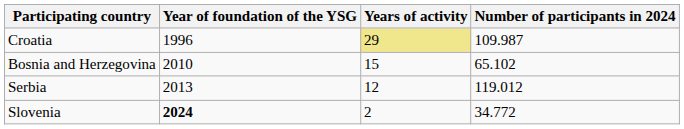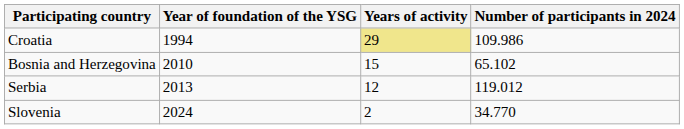(178, 40) 1996 -> (178, 40) 1994
(499, 40) 109.987 -> (499, 40) 109.986
(178, 111) bold -> (178, 111) normal
(495, 111) 34.772 -> (495, 111) 34.770
